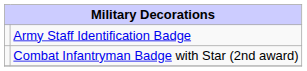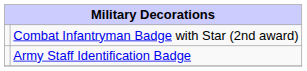rows swapped: (156, 55) <-> (102, 35)
